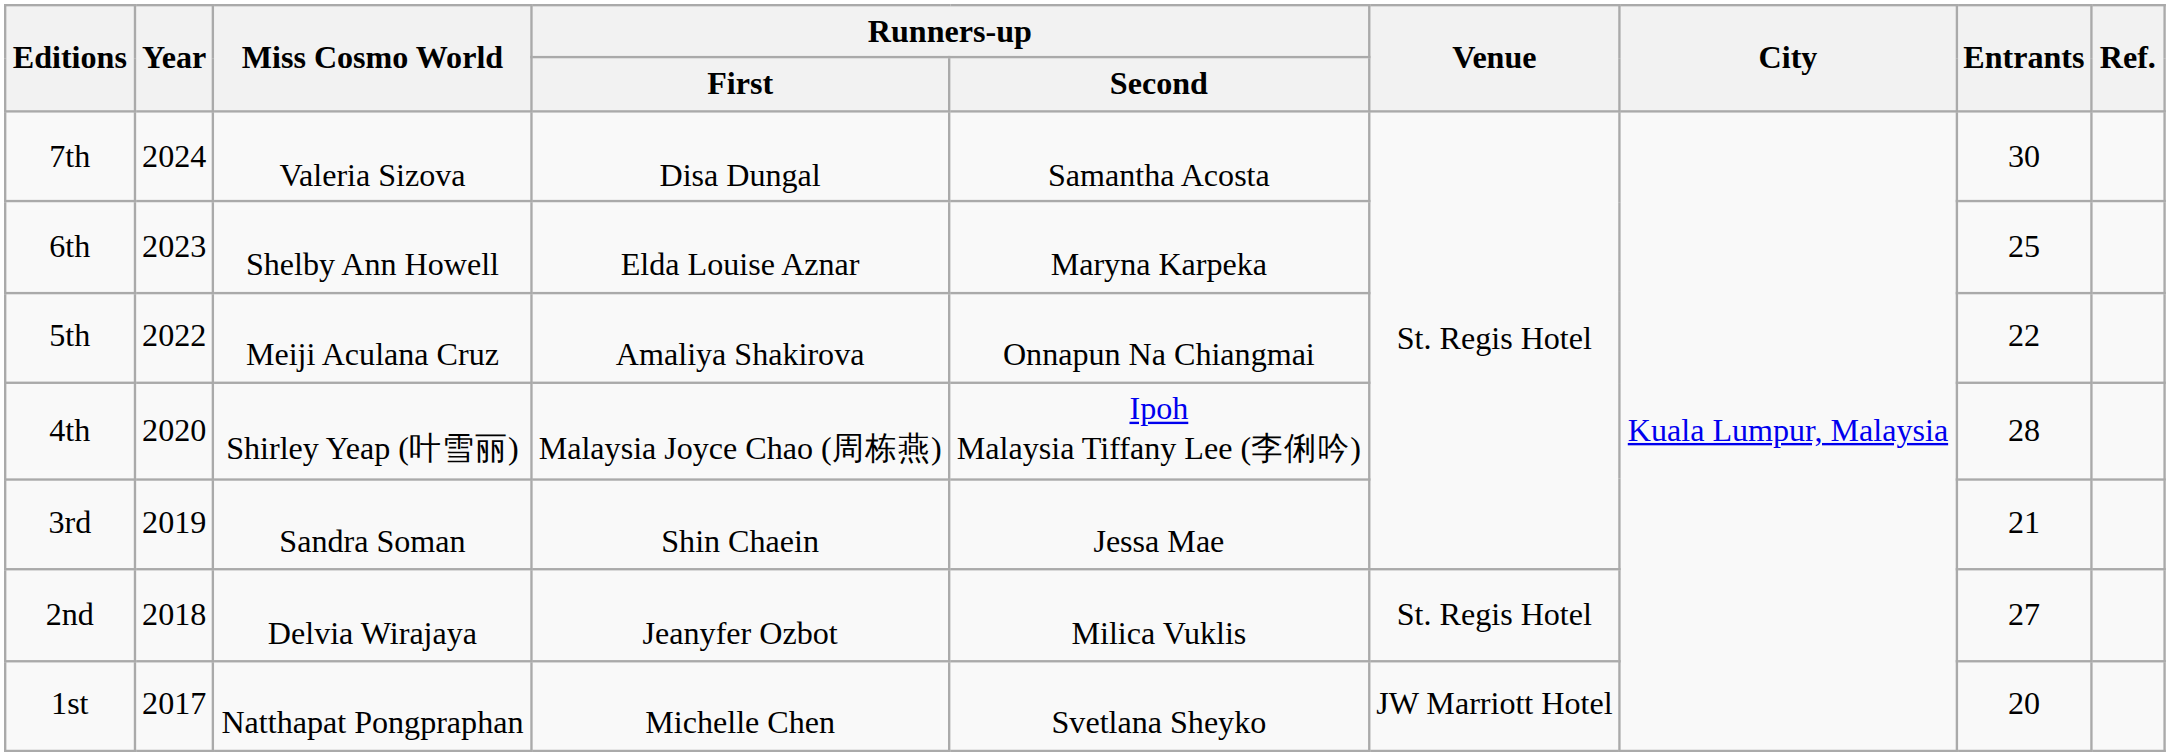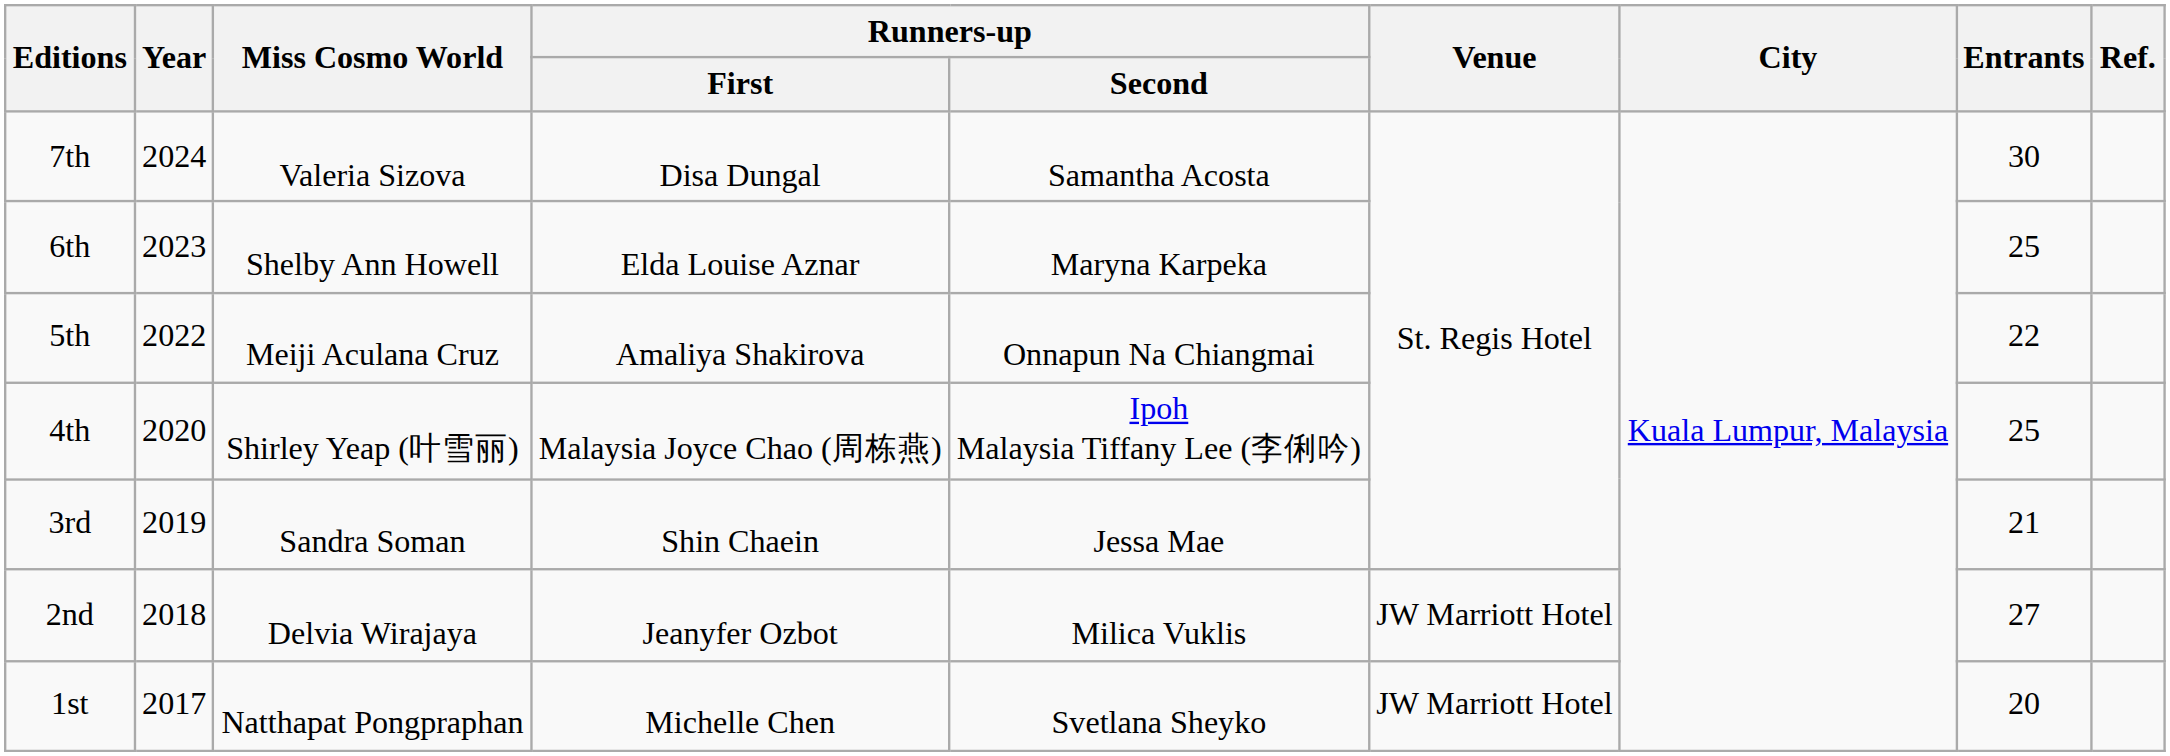(2024, 429) 28 -> (2024, 429) 25
(1494, 613) St. Regis Hotel -> (1494, 613) JW Marriott Hotel
